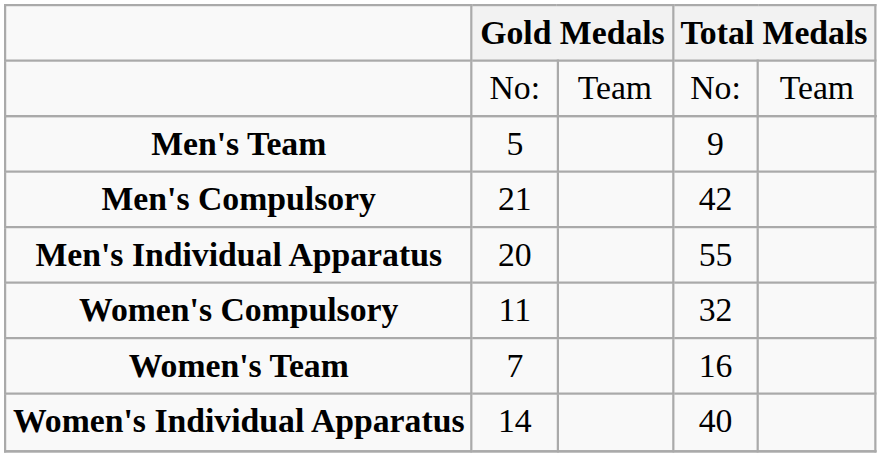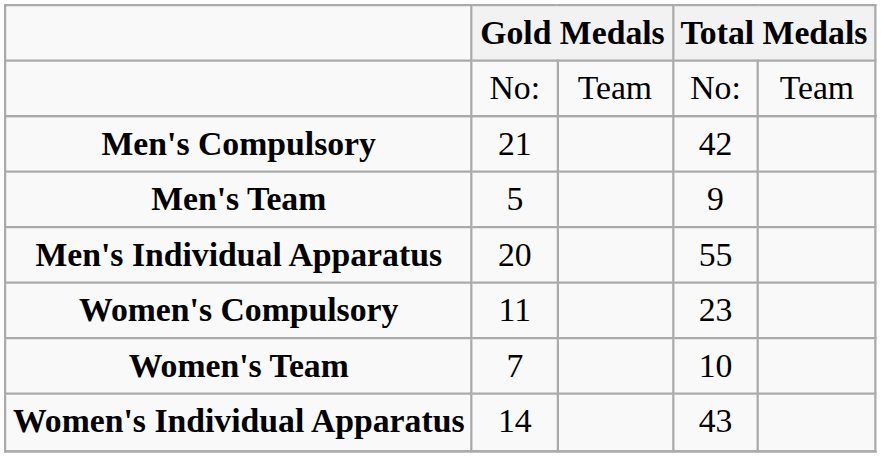rows swapped: (239, 199) <-> (239, 143)
(716, 310) 32 -> (716, 310) 23
(716, 366) 16 -> (716, 366) 10
(716, 421) 40 -> (716, 421) 43
